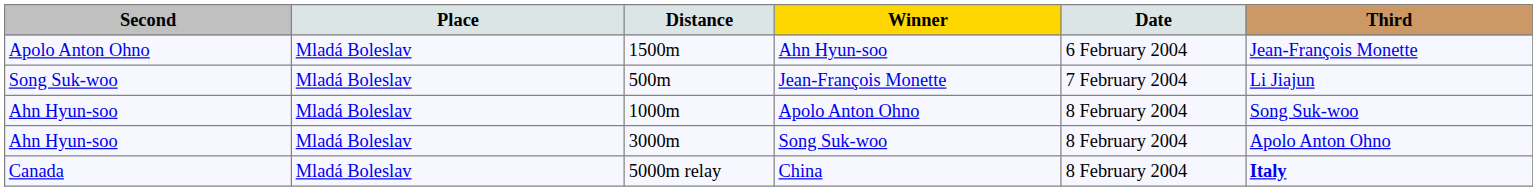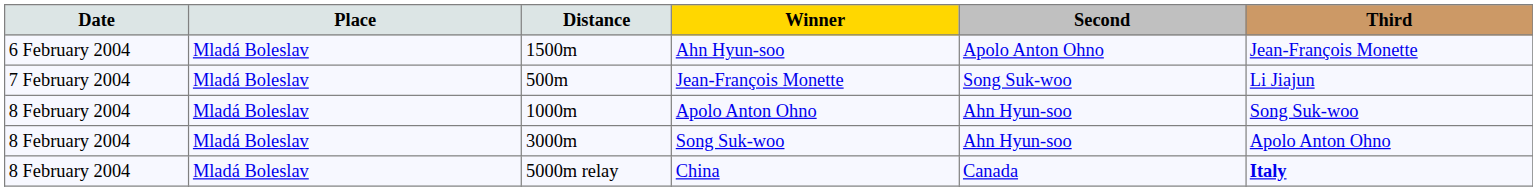columns swapped: (1154, 19) <-> (148, 19)
